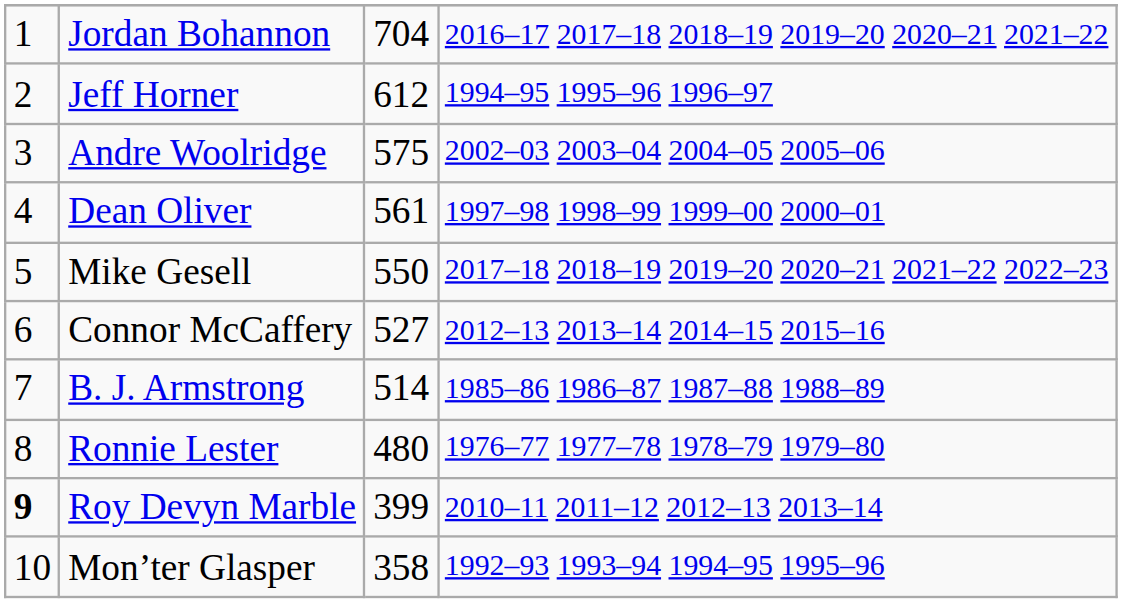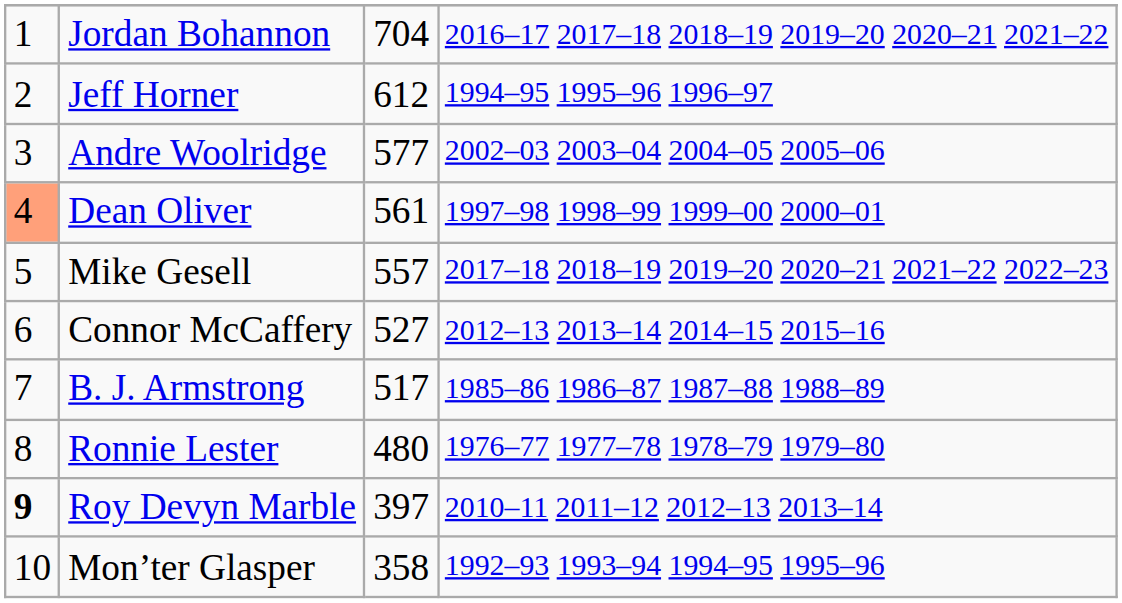(401, 152) 575 -> (401, 152) 577
(23, 211) no background -> (23, 211) lightsalmon background
(401, 270) 550 -> (401, 270) 557
(401, 388) 514 -> (401, 388) 517
(401, 507) 399 -> (401, 507) 397
